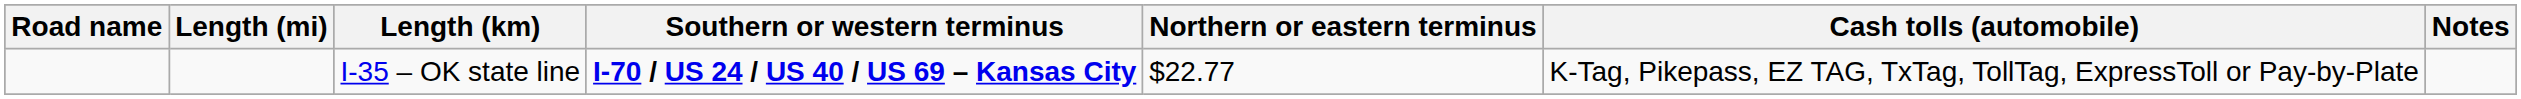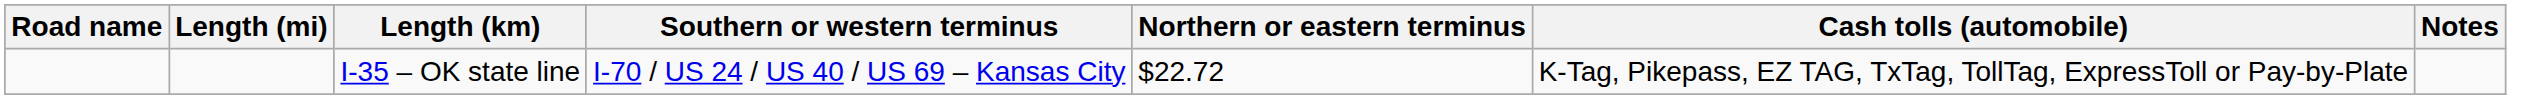(865, 71) bold -> (859, 71) normal
(1192, 71) $22.77 -> (1181, 71) $22.72
